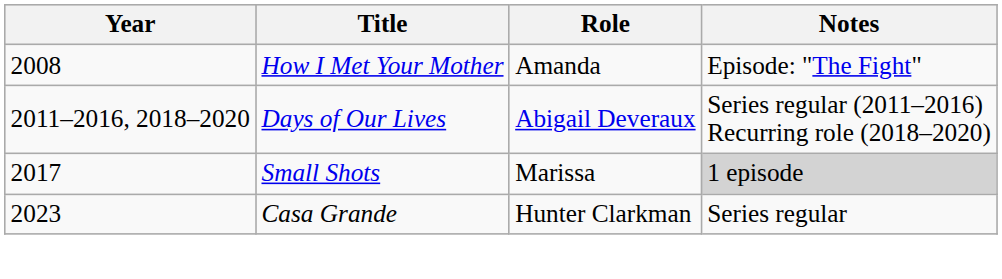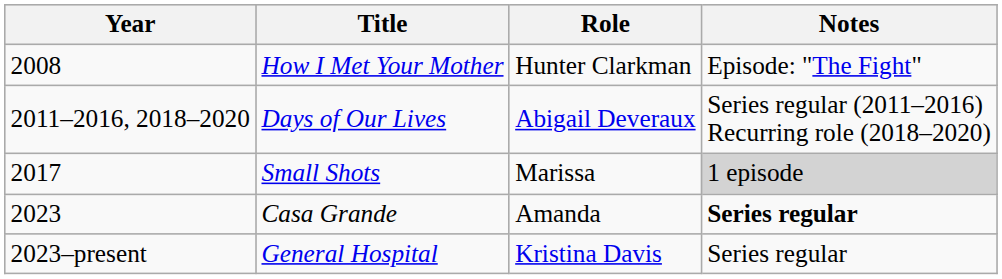(558, 64) Amanda -> (603, 64) Hunter Clarkman
(603, 213) Hunter Clarkman -> (558, 213) Amanda
(777, 213) normal -> (782, 213) bold
+ row: (350, 253)
